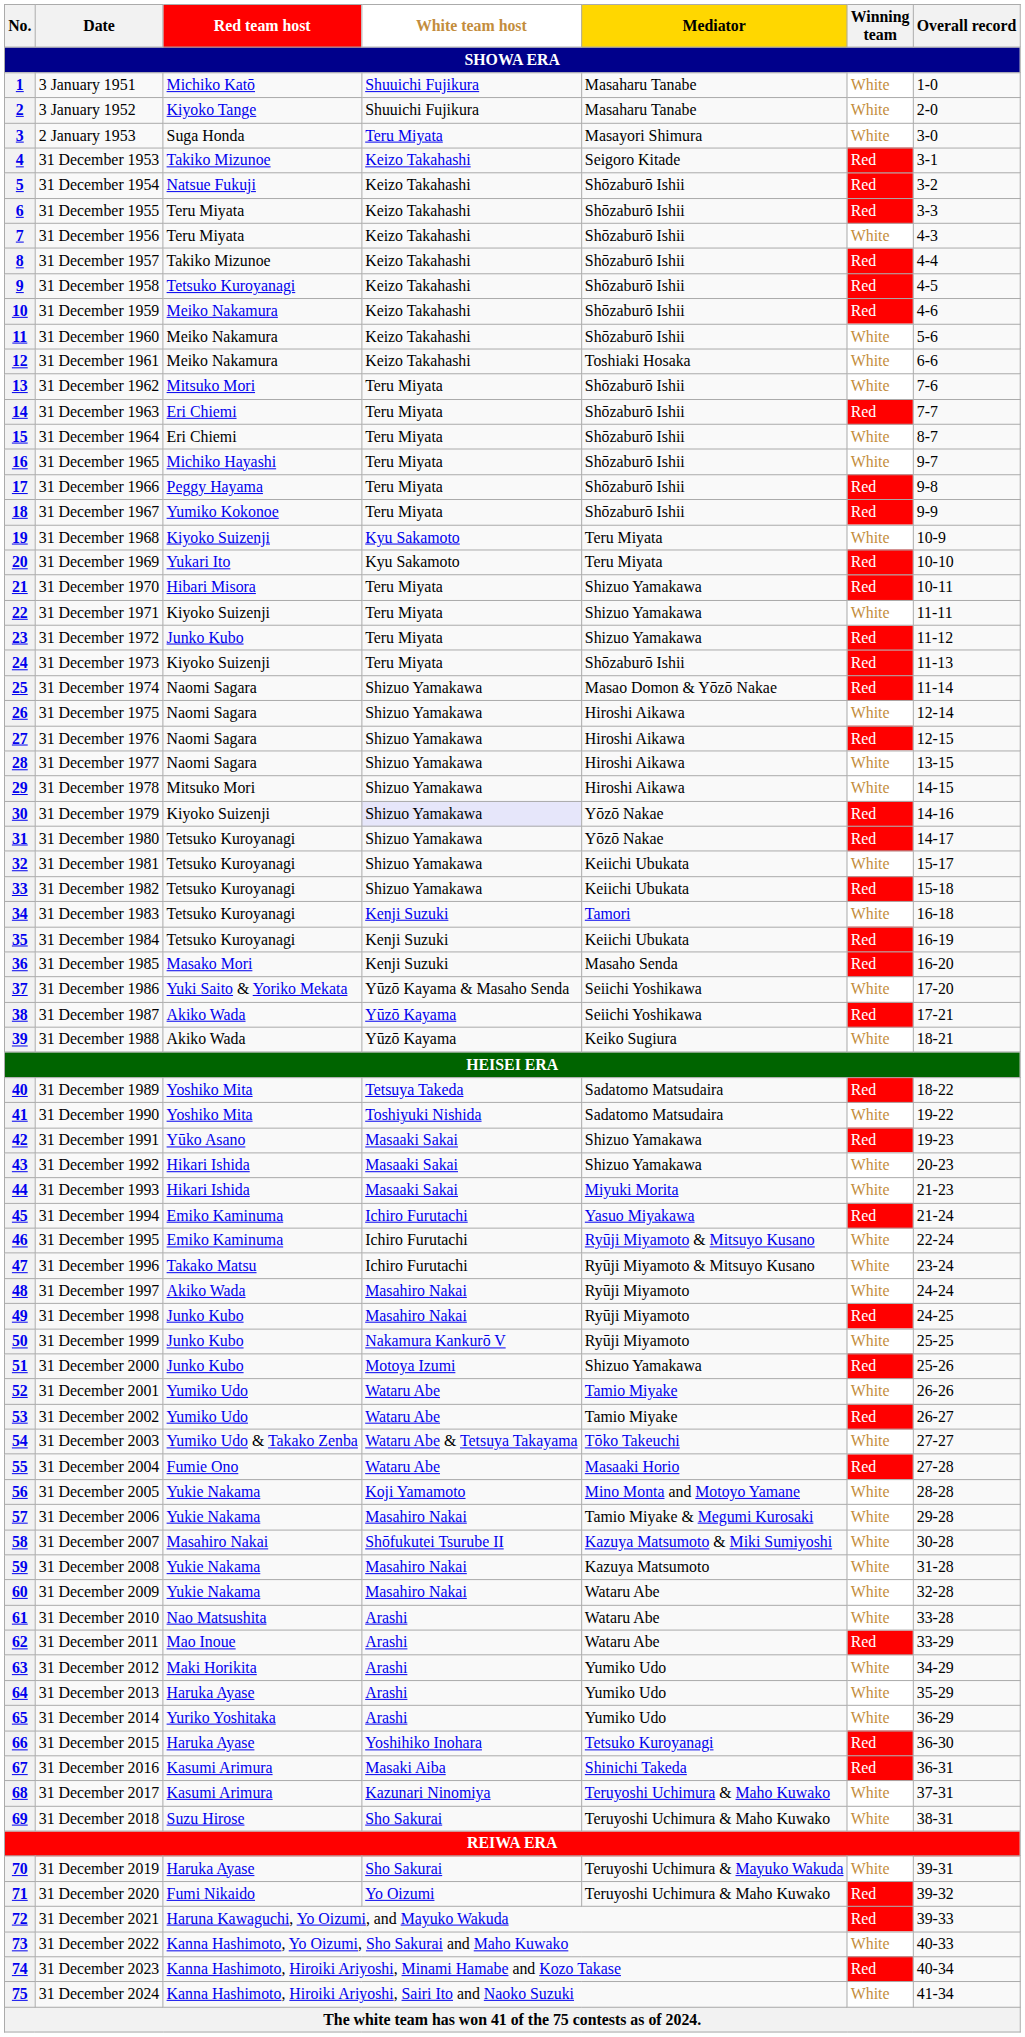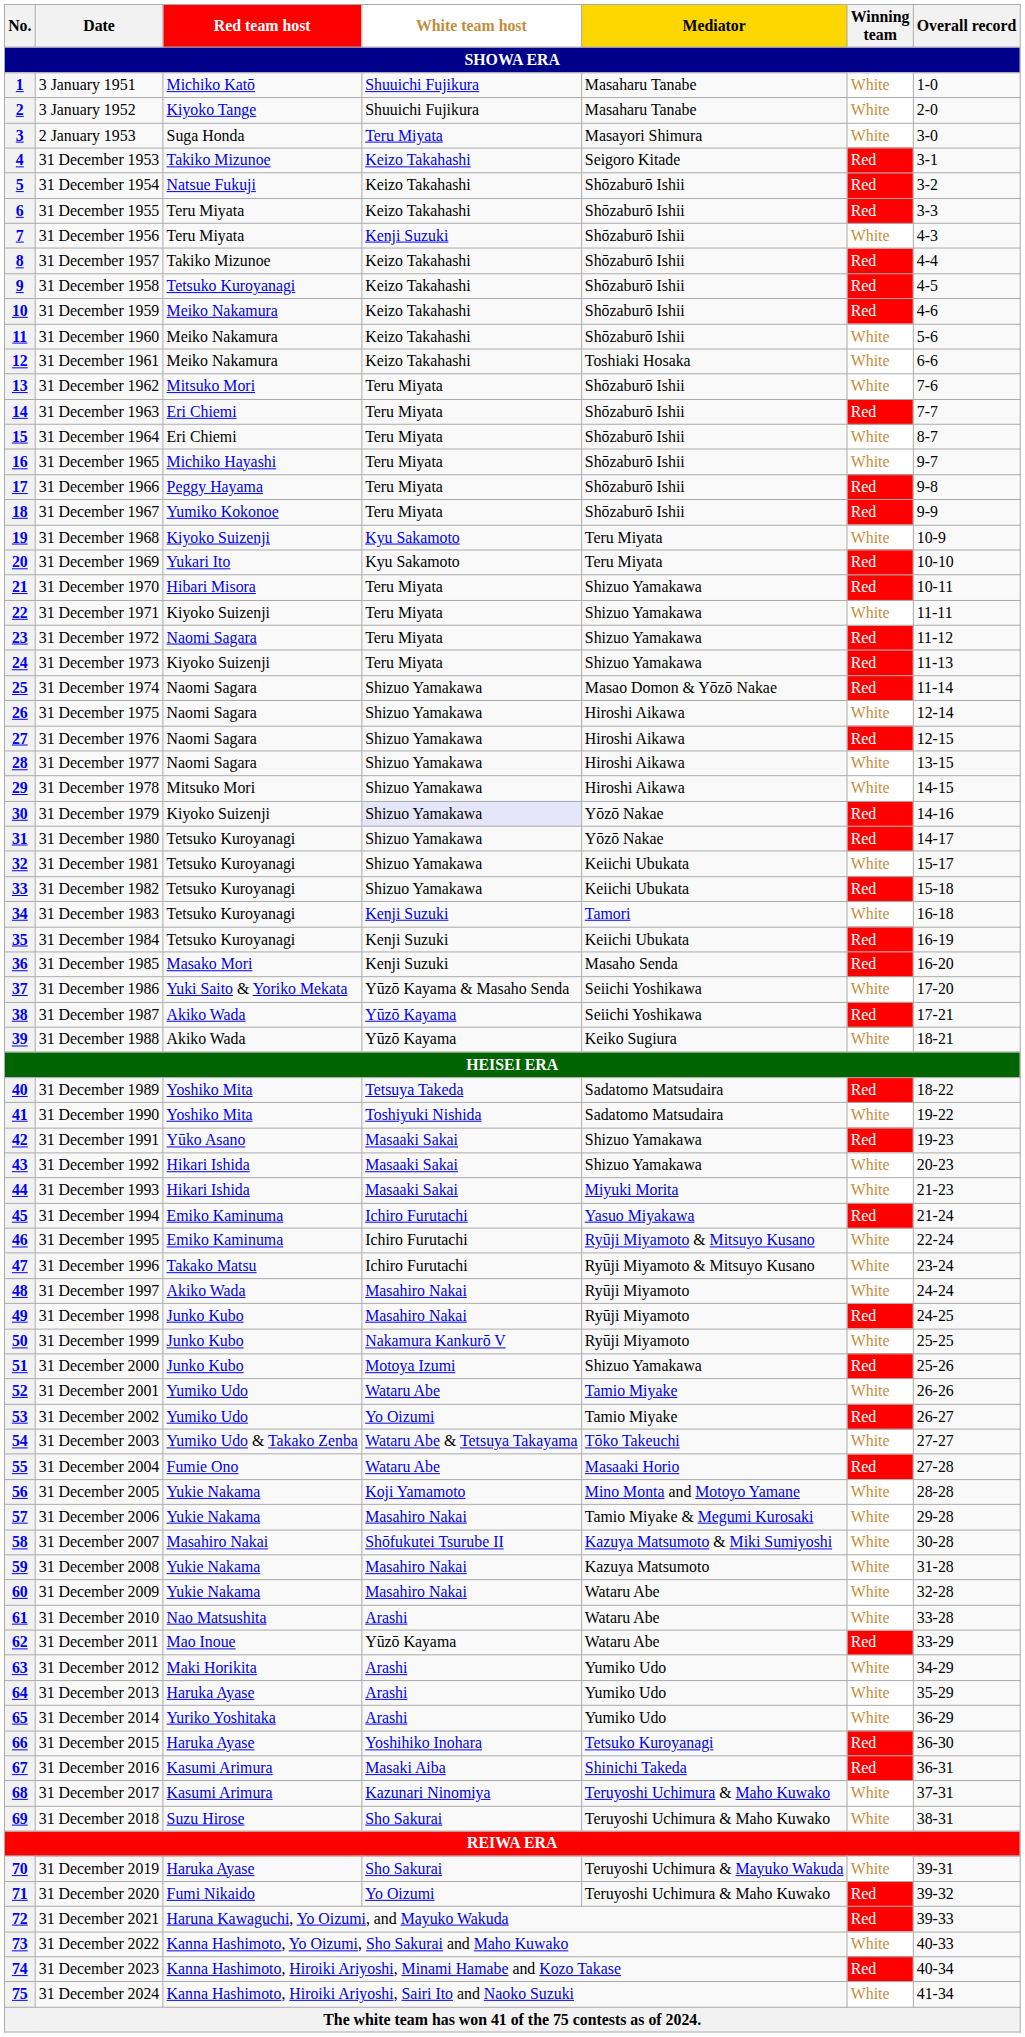(418, 235) Keizo Takahashi -> (407, 235) Kenji Suzuki
(205, 637) Junko Kubo -> (212, 637) Naomi Sagara
(635, 662) Shōzaburō Ishii -> (643, 662) Shizuo Yamakawa
(403, 1416) Wataru Abe -> (400, 1416) Yo Oizumi
(386, 1642) Arashi -> (411, 1642) Yūzō Kayama
